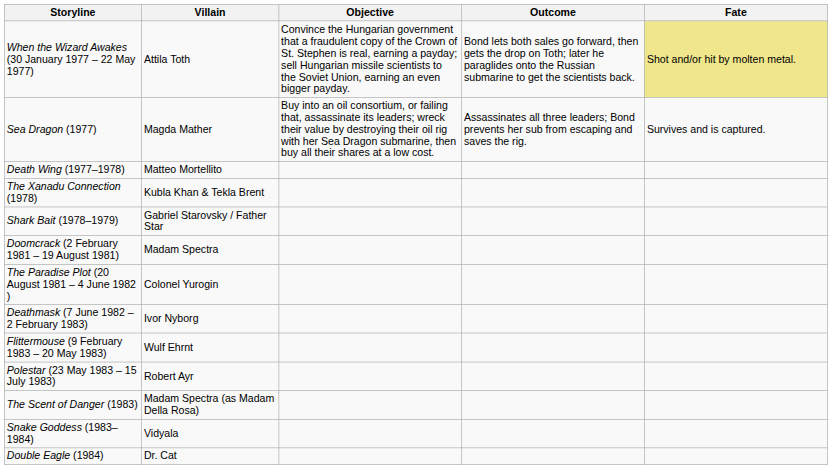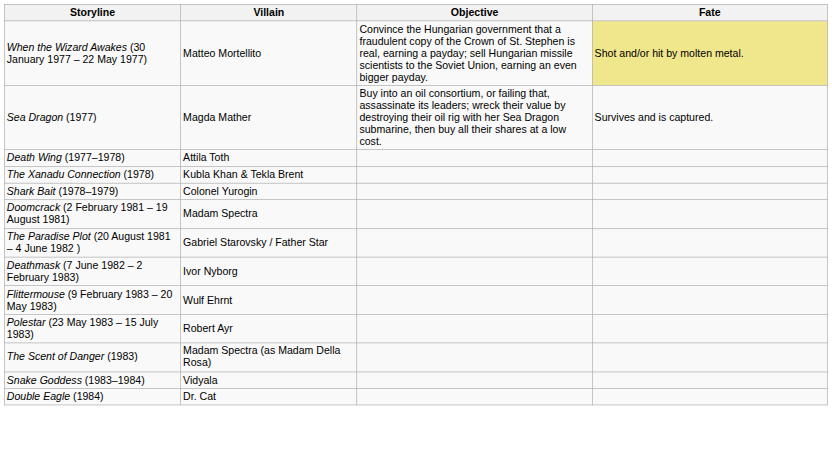- column: (553, 12)
(167, 59) Attila Toth -> (222, 53) Matteo Mortellito
(183, 170) Matteo Mortellito -> (206, 158) Attila Toth
(205, 221) Gabriel Starovsky / Father Star -> (220, 191) Colonel Yurogin
(181, 284) Colonel Yurogin -> (256, 242) Gabriel Starovsky / Father Star
